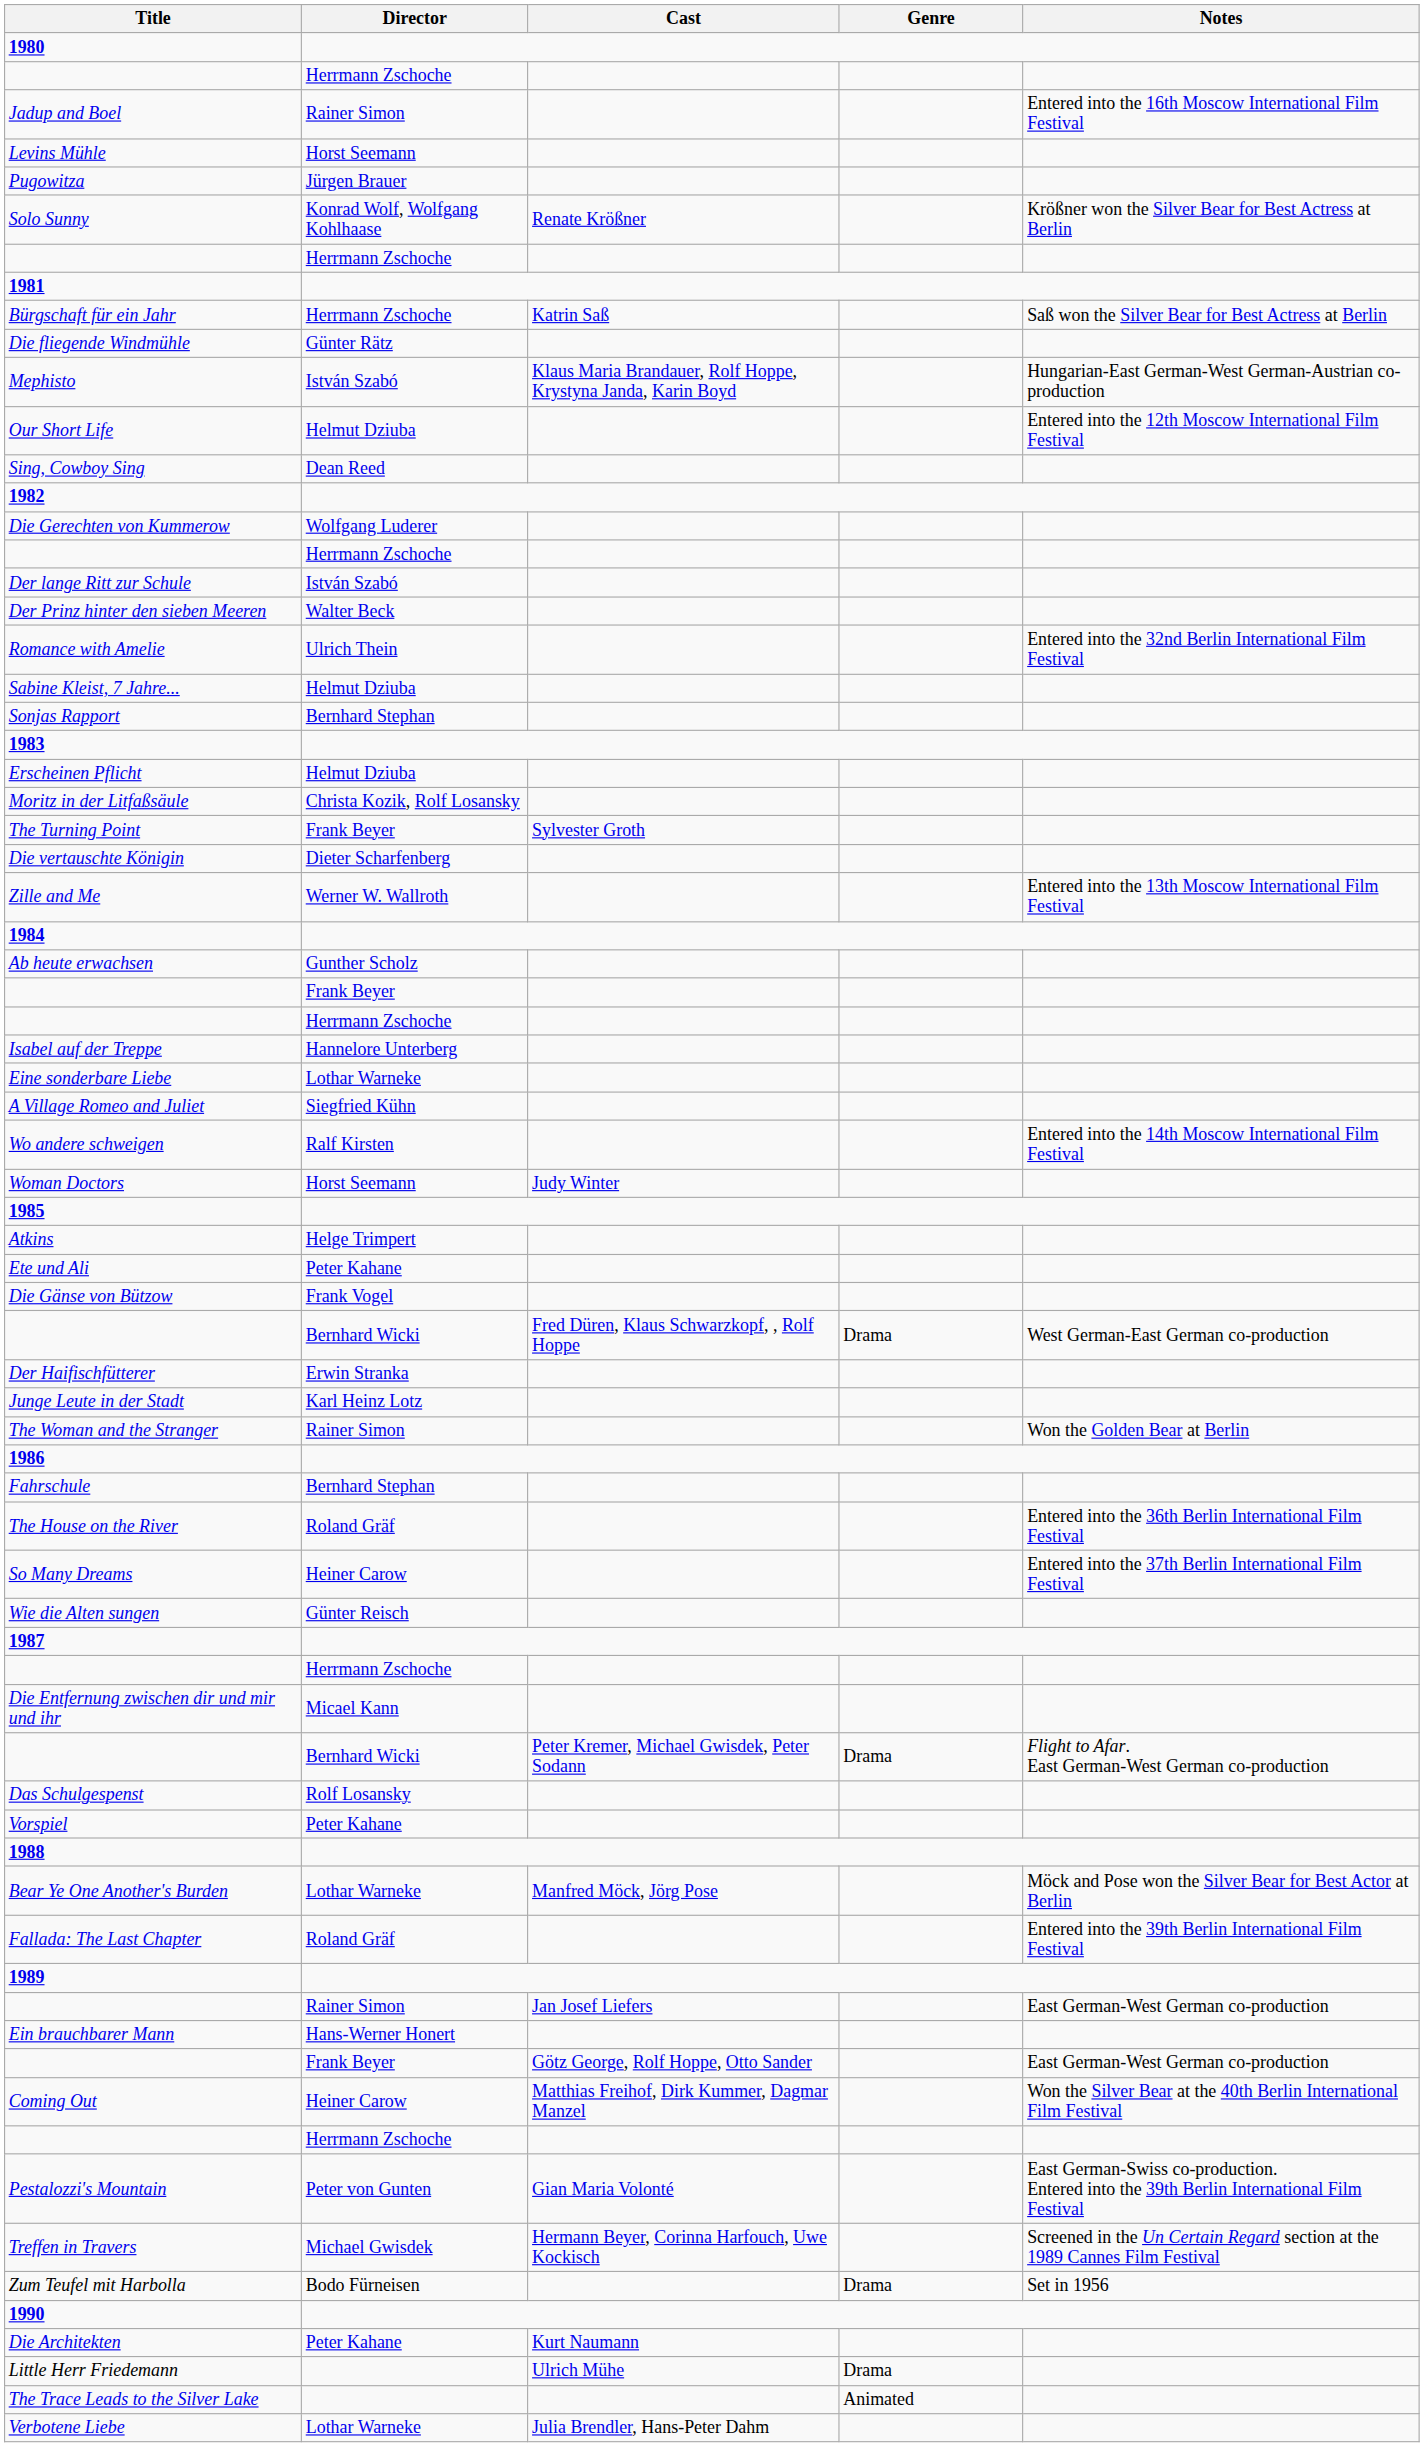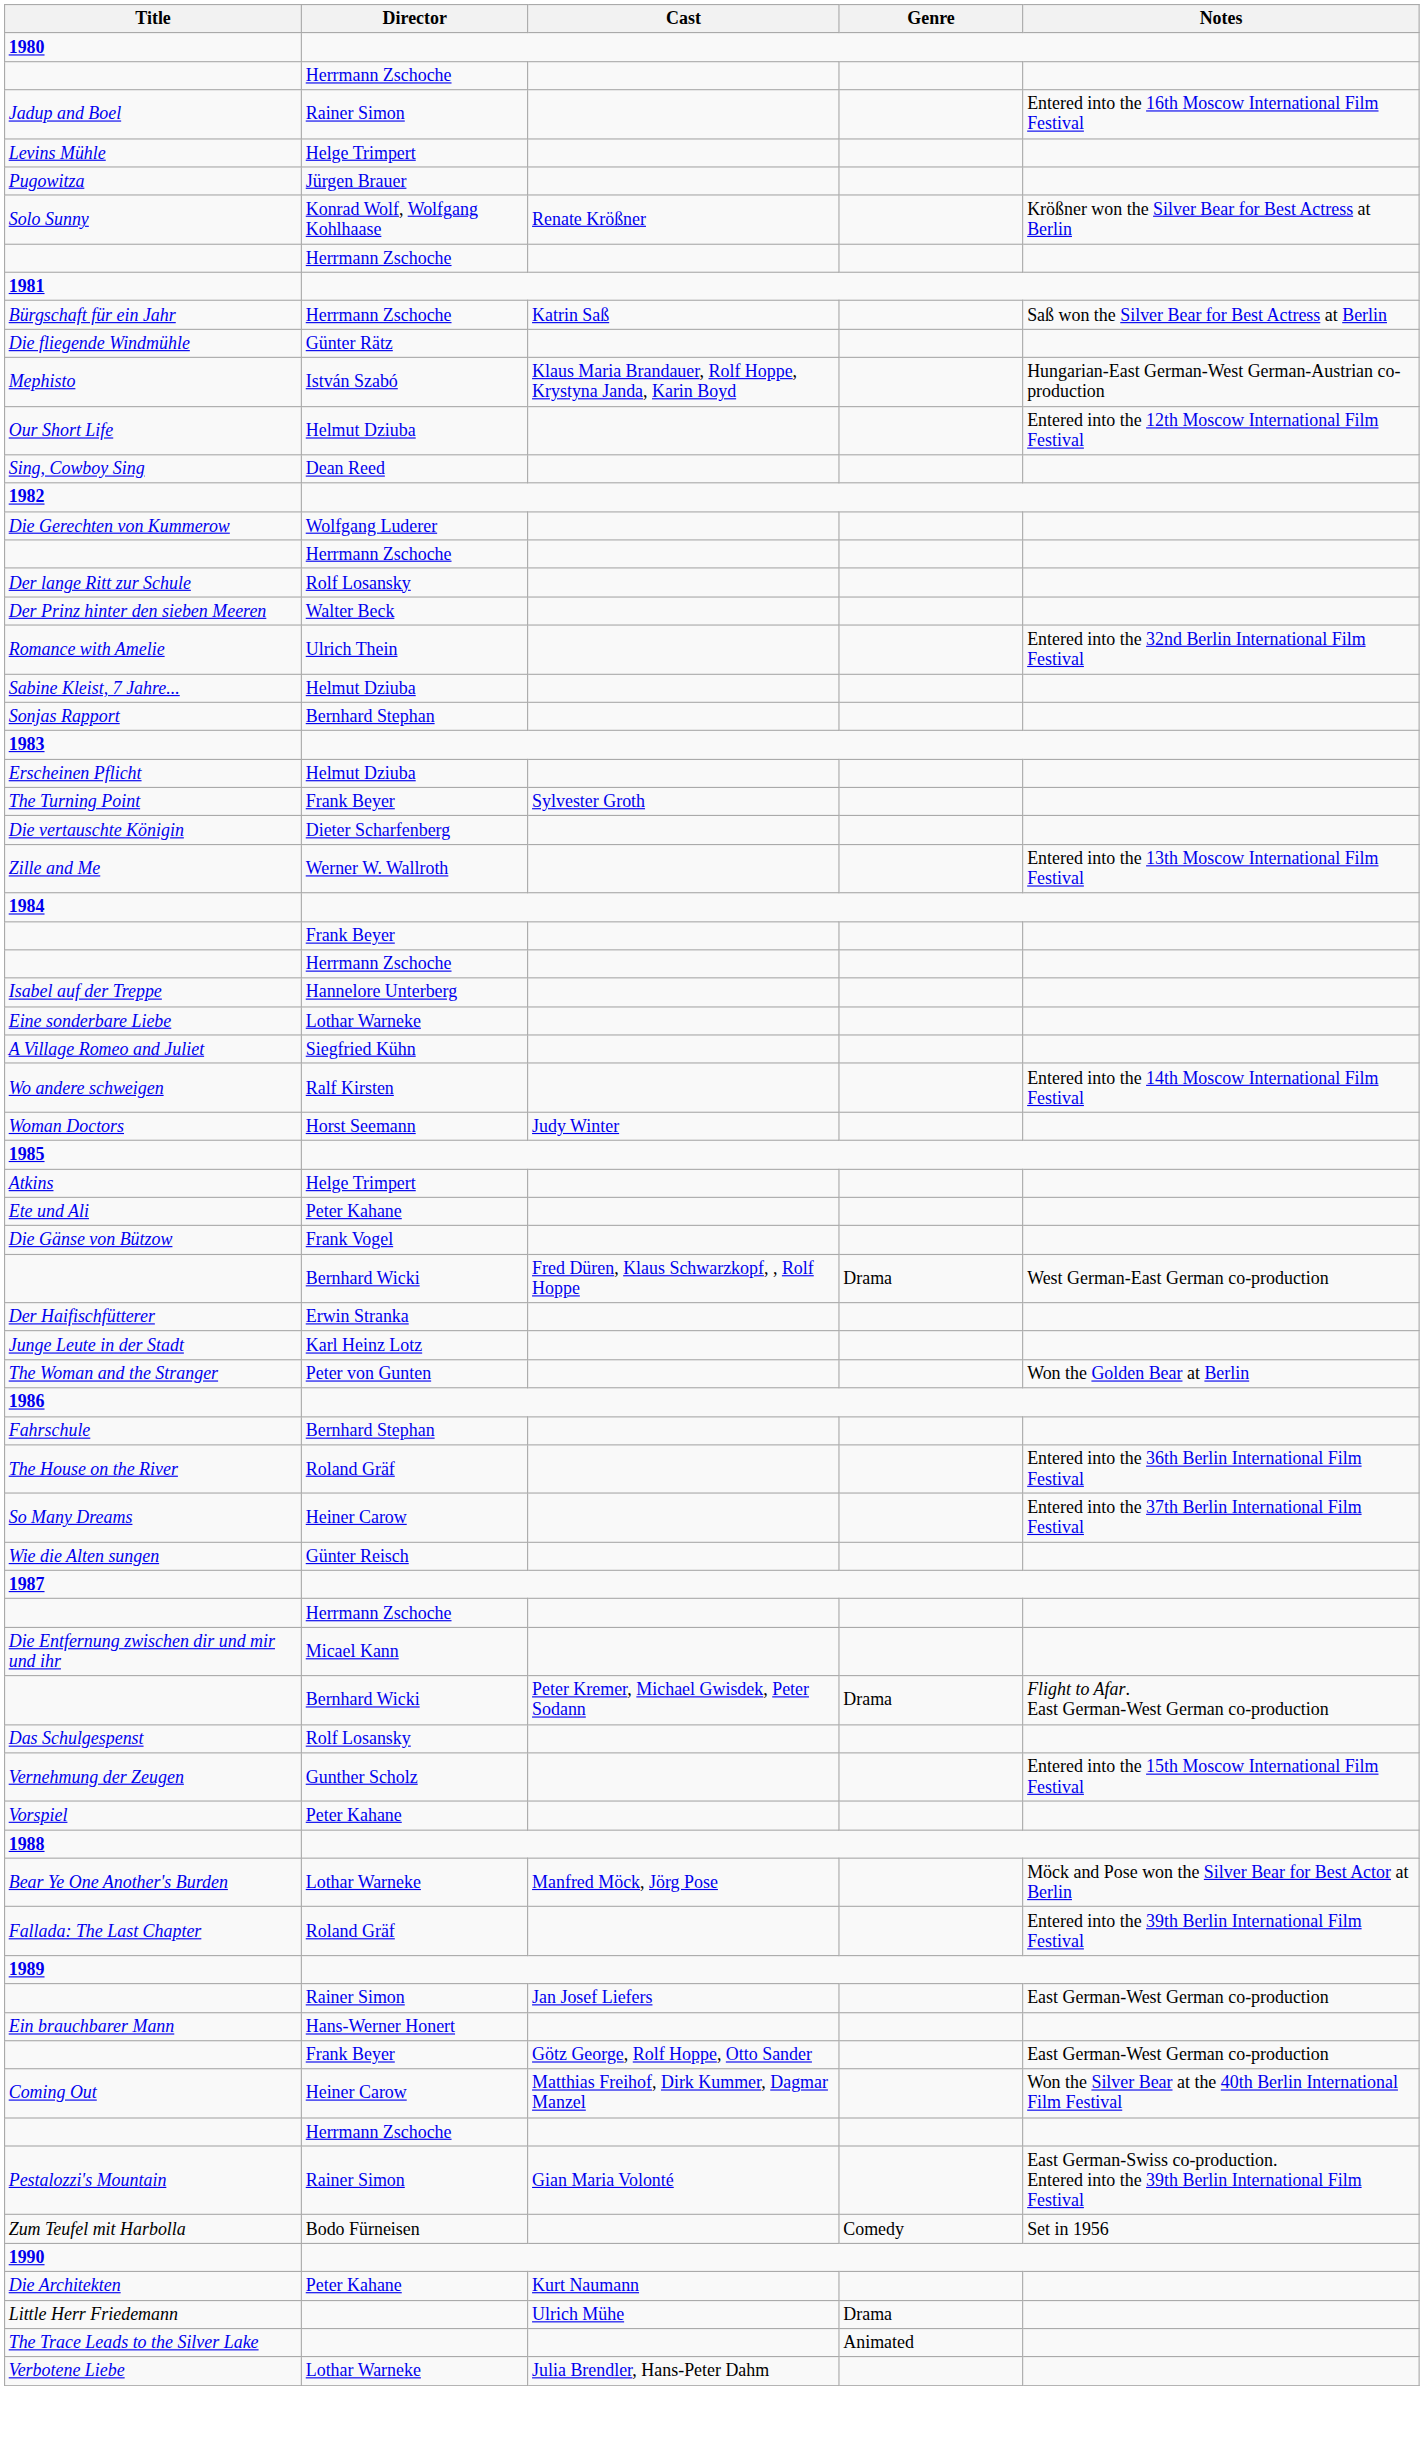(361, 152) Horst Seemann -> (361, 152) Helge Trimpert
(352, 582) István Szabó -> (358, 582) Rolf Losansky
- row: (99, 801)
- row: (81, 963)
(355, 1430) Rainer Simon -> (368, 1373) Peter von Gunten
+ row: (96, 1776)
(368, 2188) Peter von Gunten -> (355, 2180) Rainer Simon
- row: (73, 2247)
(868, 2285) Drama -> (874, 2228) Comedy
